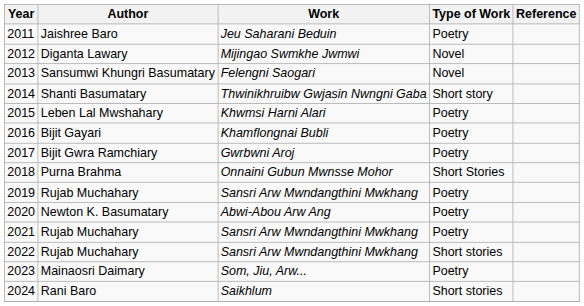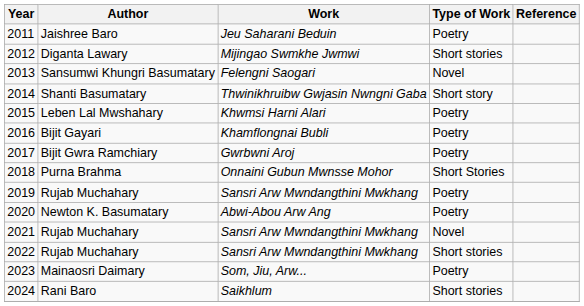(448, 53) Novel -> (467, 53) Short stories
(450, 232) Poetry -> (448, 232) Novel
